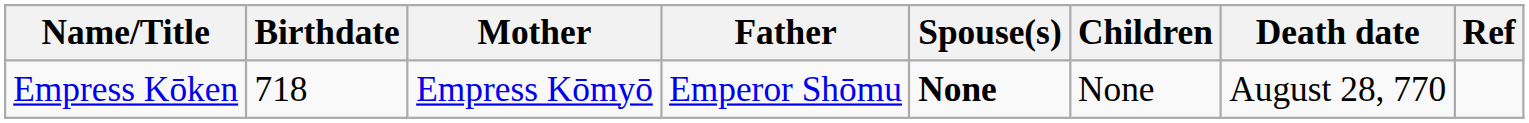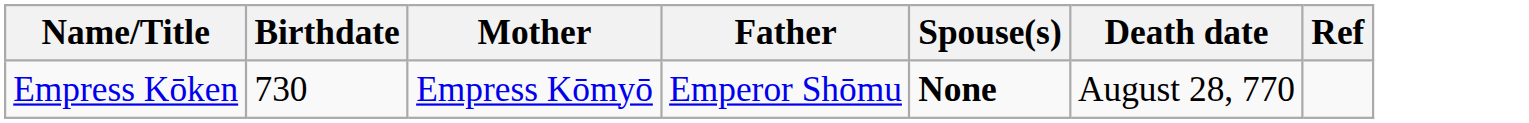- column: (1145, 32)
(281, 88) 718 -> (281, 88) 730
